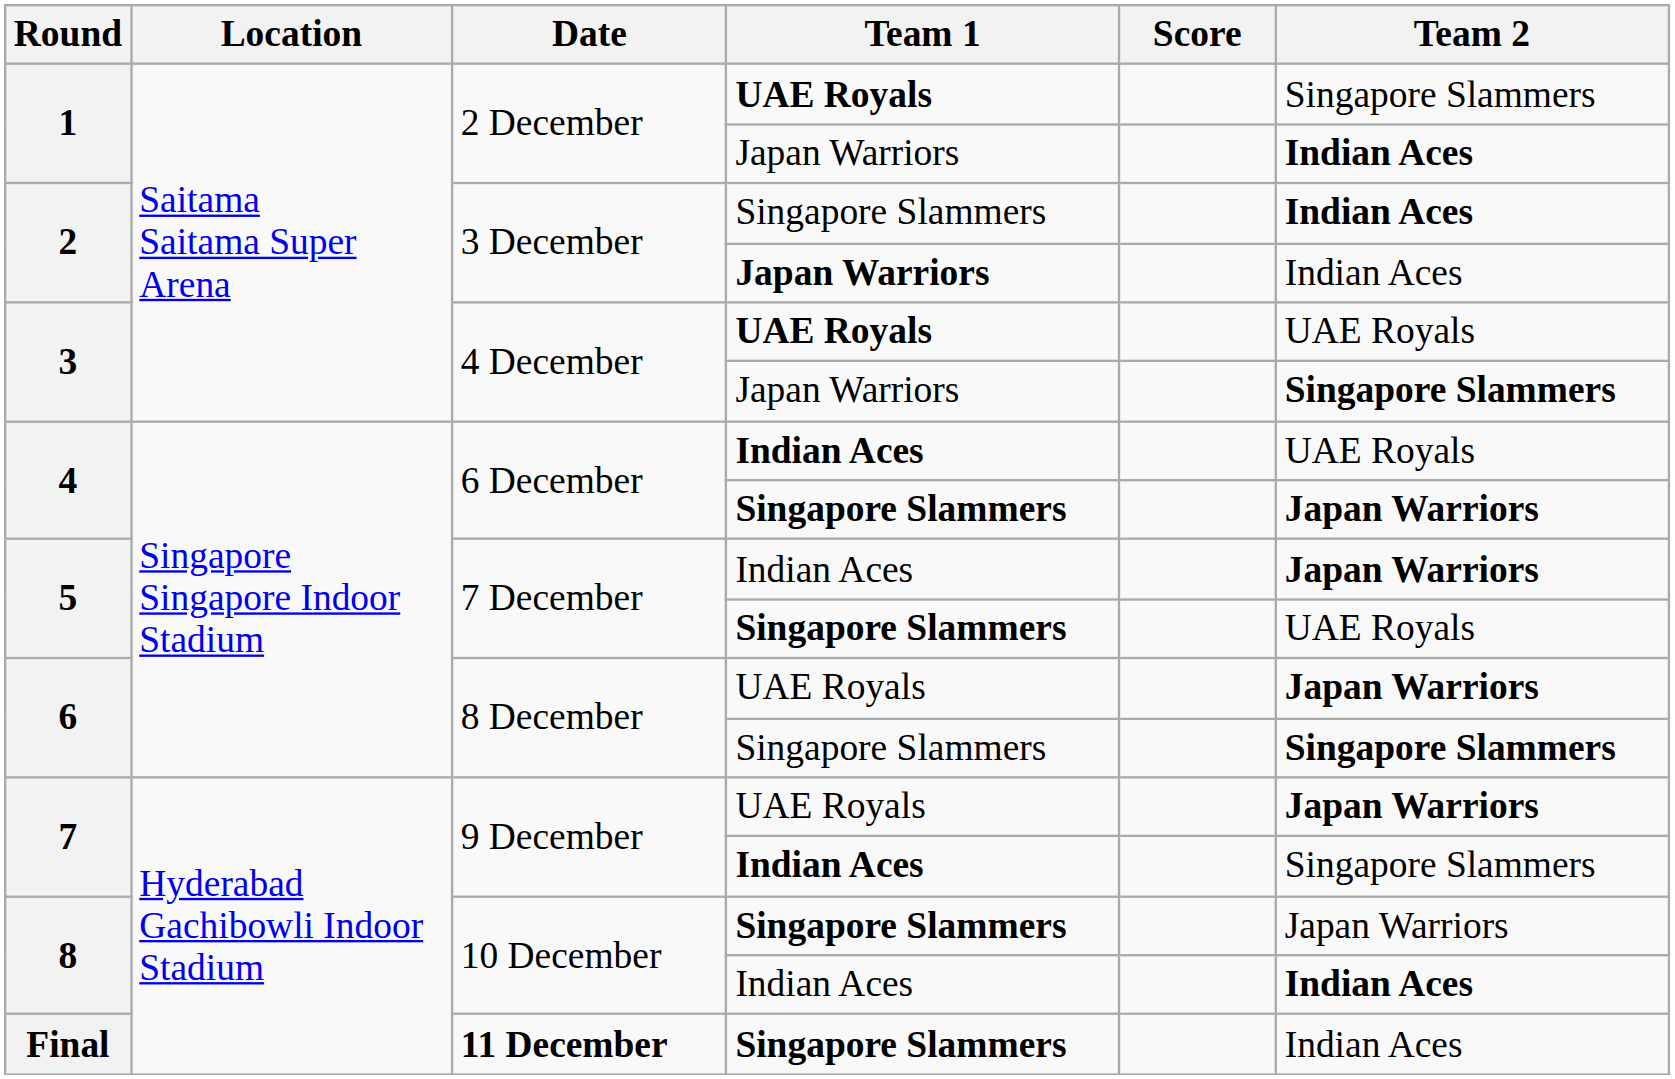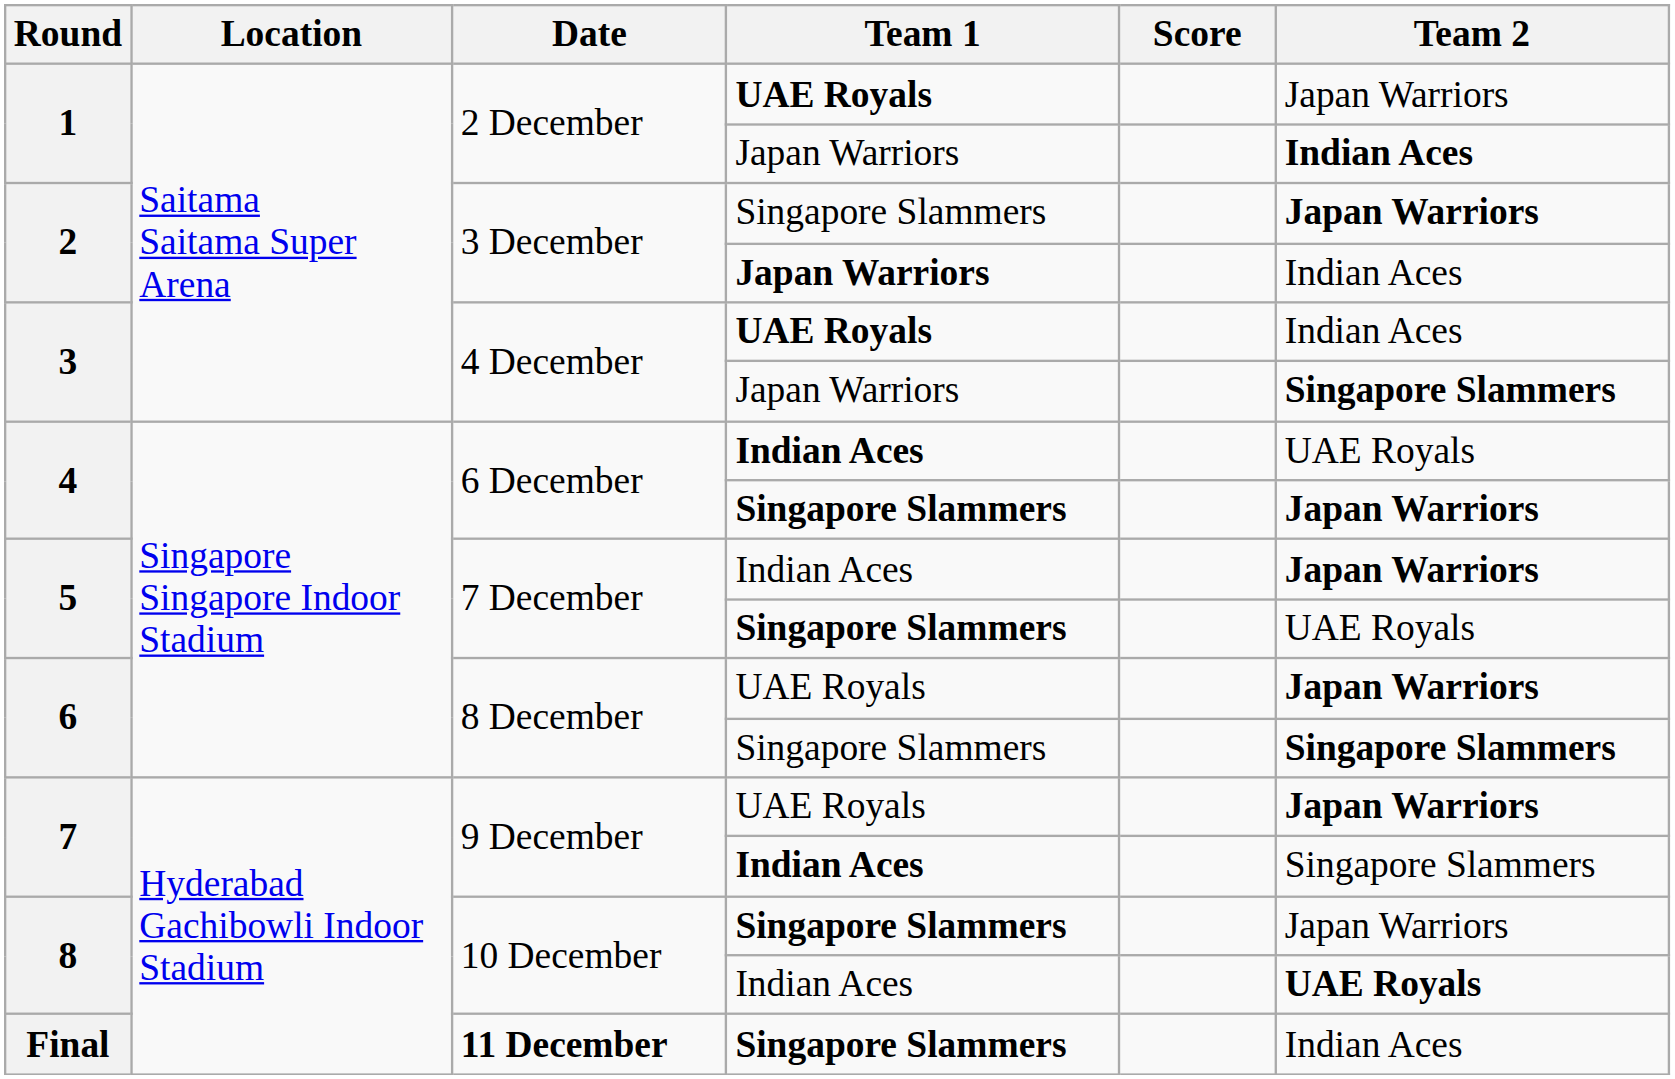(1440, 93) Singapore Slammers -> (1397, 93) Japan Warriors
(1379, 212) Indian Aces -> (1412, 212) Japan Warriors
(1380, 331) UAE Royals -> (1374, 331) Indian Aces
(1379, 984) Indian Aces -> (1383, 984) UAE Royals
